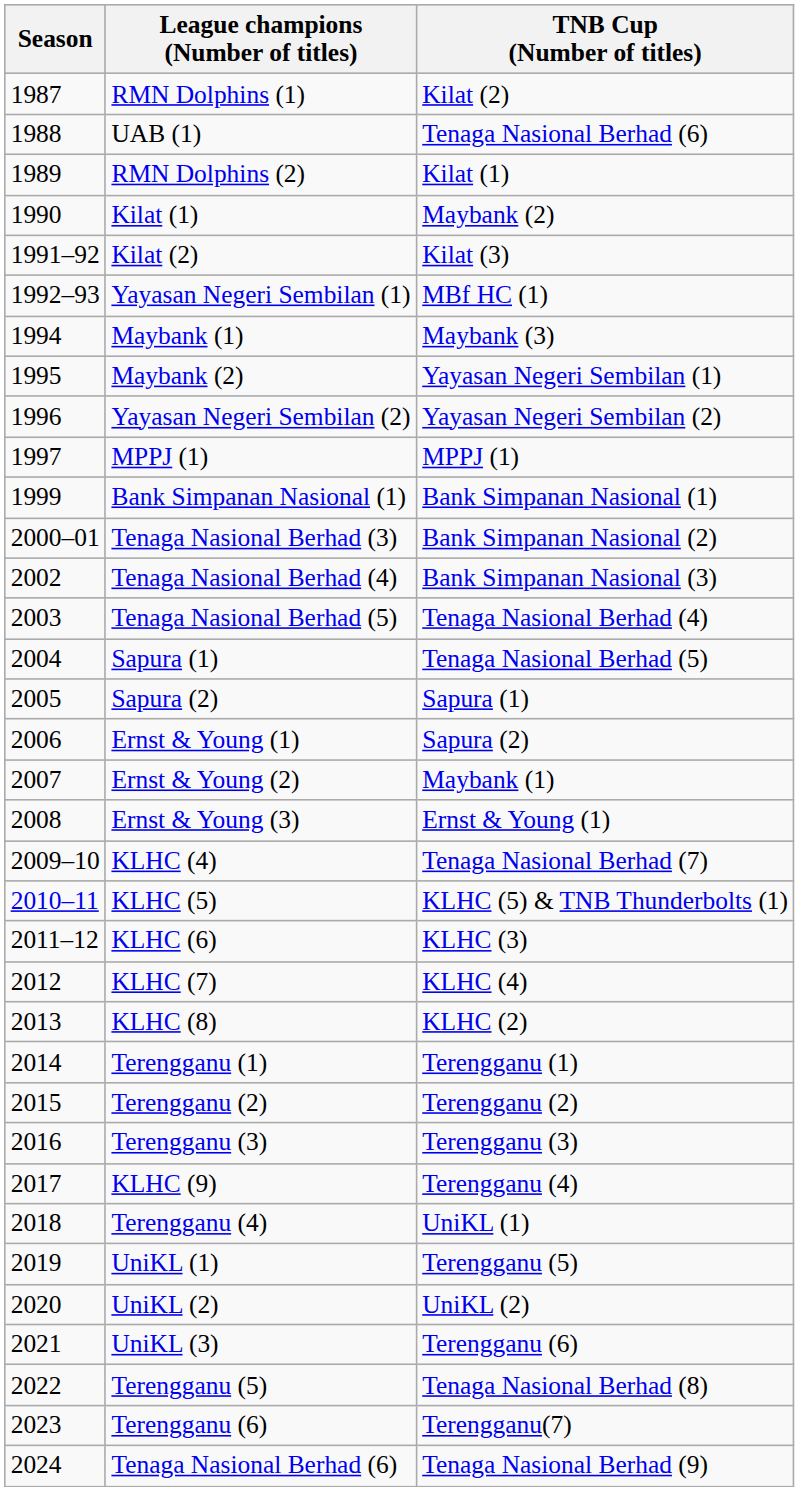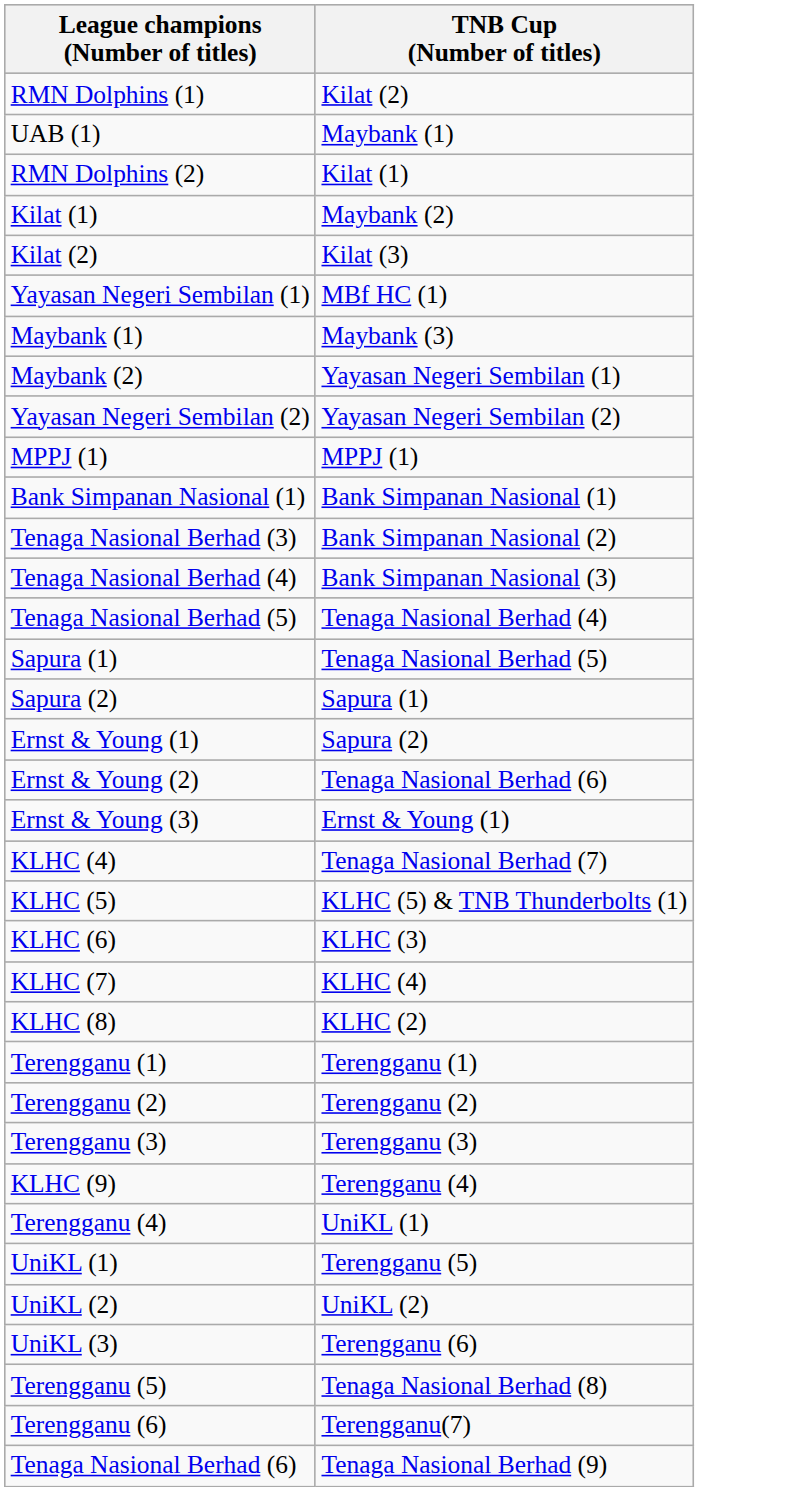- column: (55, 38)
(565, 133) Tenaga Nasional Berhad (6) -> (388, 133) Maybank (1)
(488, 779) Maybank (1) -> (464, 779) Tenaga Nasional Berhad (6)
